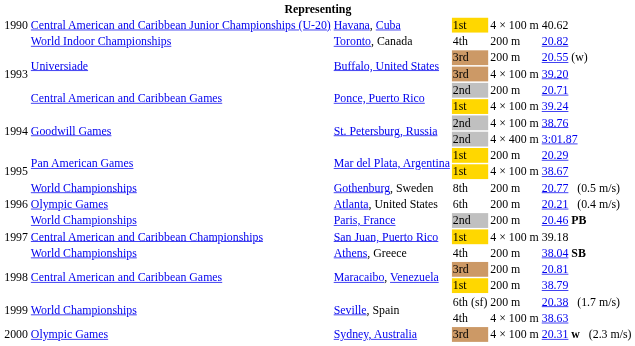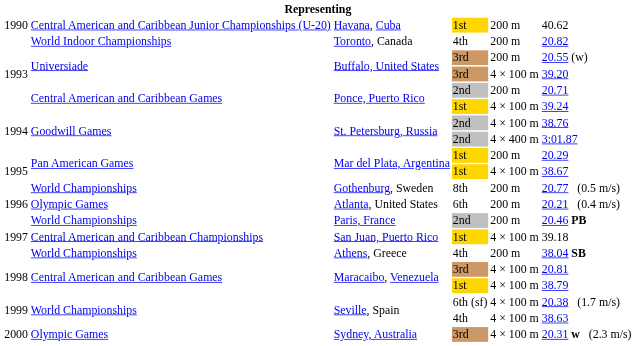(515, 25) 4 × 100 m -> (505, 25) 200 m
(505, 269) 200 m -> (515, 269) 4 × 100 m
(505, 285) 200 m -> (515, 285) 4 × 100 m
(505, 302) 200 m -> (515, 302) 4 × 100 m
